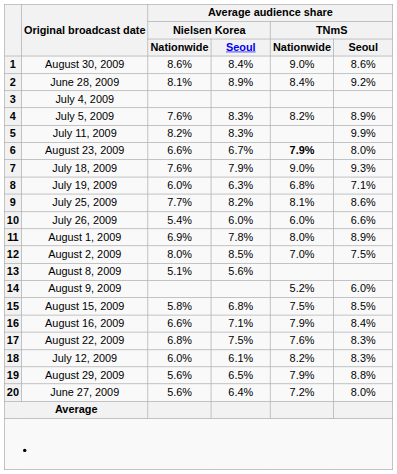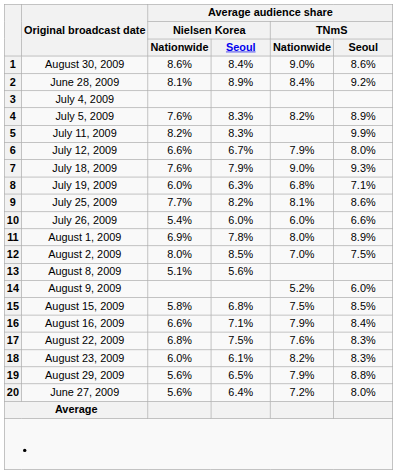(85, 151) August 23, 2009 -> (85, 151) July 12, 2009
(302, 151) bold -> (302, 151) normal
(85, 358) July 12, 2009 -> (85, 358) August 23, 2009
